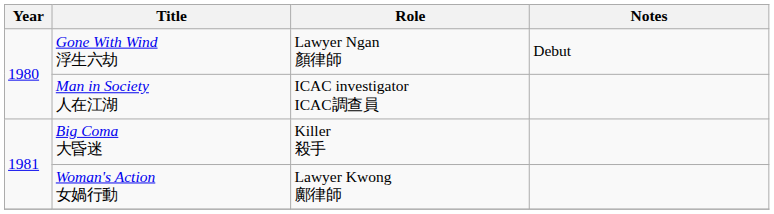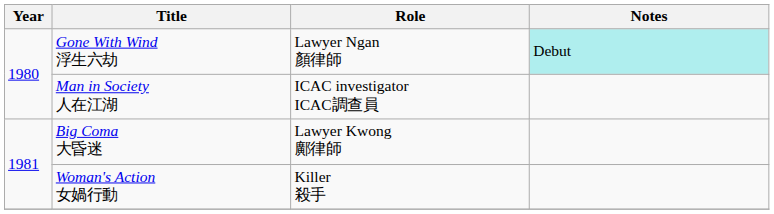(552, 51) no background -> (552, 51) paleturquoise background
(313, 140) Killer 殺手 -> (343, 140) Lawyer Kwong 鄺律師
(343, 185) Lawyer Kwong 鄺律師 -> (313, 185) Killer 殺手
